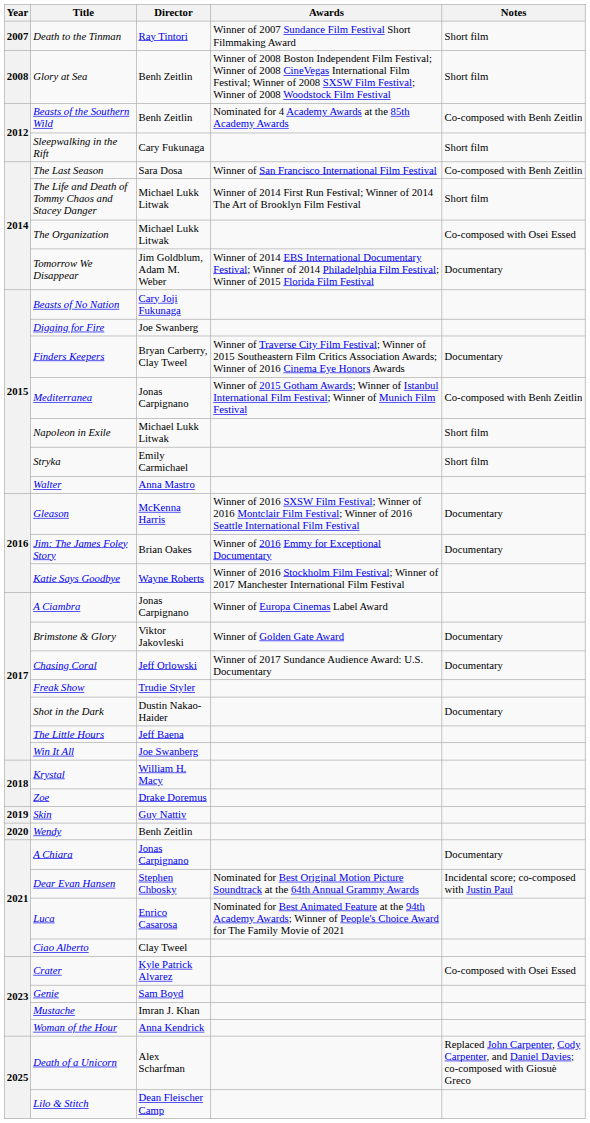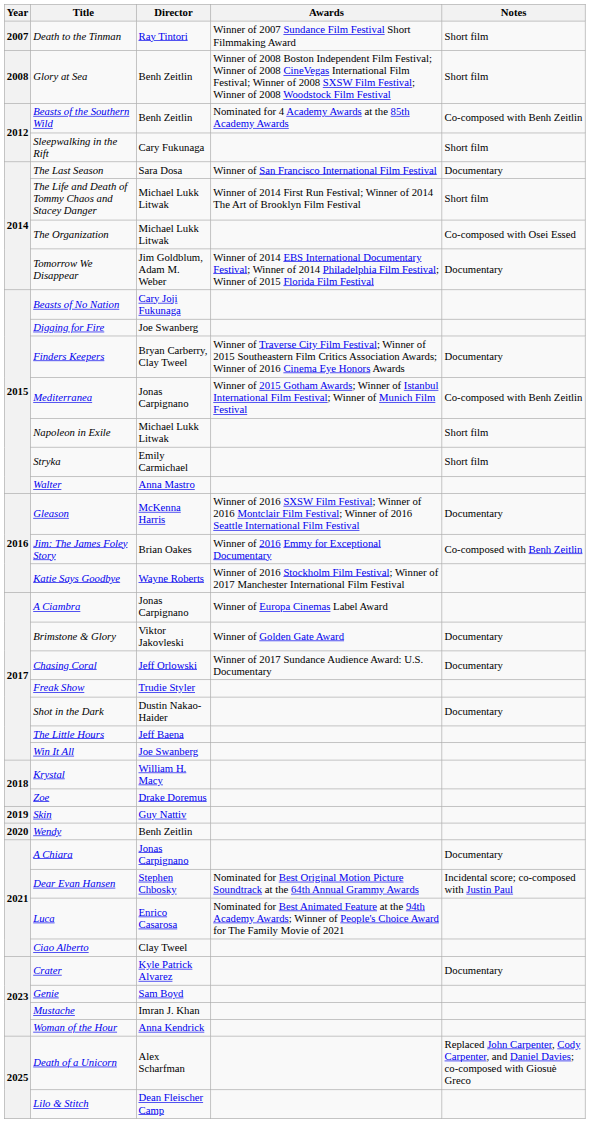(514, 170) Co-composed with Benh Zeitlin -> (474, 170) Documentary
(474, 549) Documentary -> (514, 549) Co-composed with Benh Zeitlin
(510, 970) Co-composed with Osei Essed -> (474, 970) Documentary
